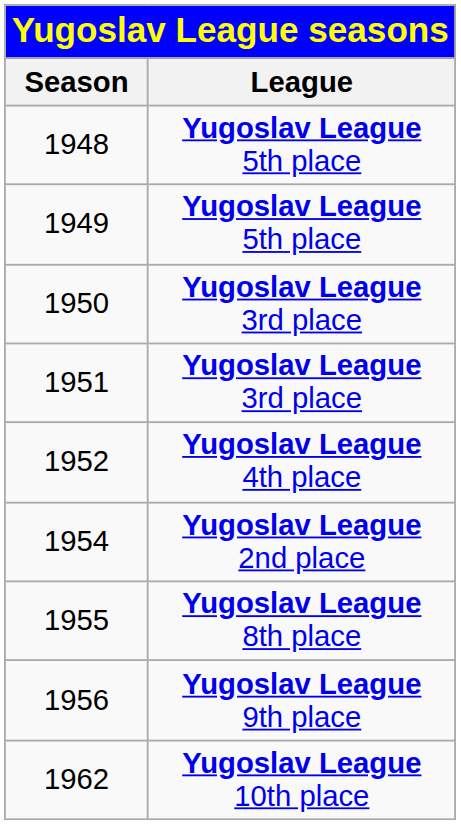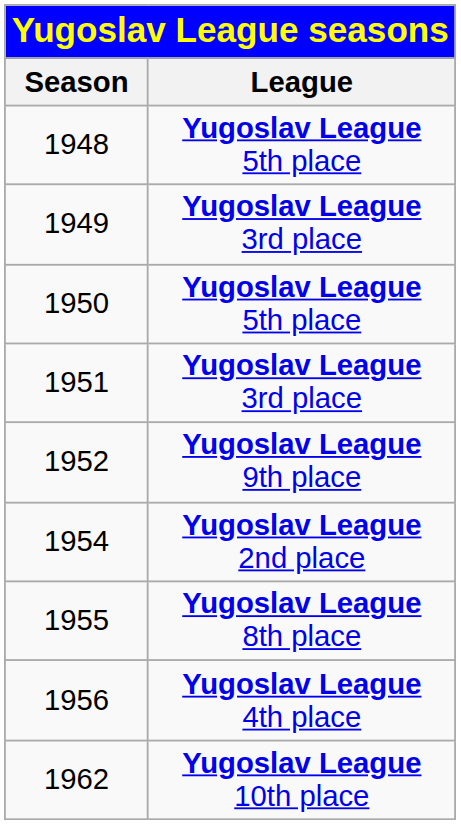(302, 223) Yugoslav League 5th place -> (302, 223) Yugoslav League 3rd place
(302, 303) Yugoslav League 3rd place -> (302, 303) Yugoslav League 5th place
(302, 461) Yugoslav League 4th place -> (302, 461) Yugoslav League 9th place
(302, 700) Yugoslav League 9th place -> (302, 700) Yugoslav League 4th place
